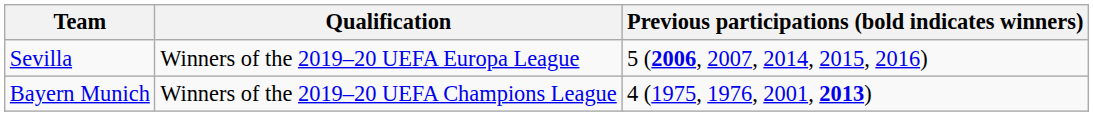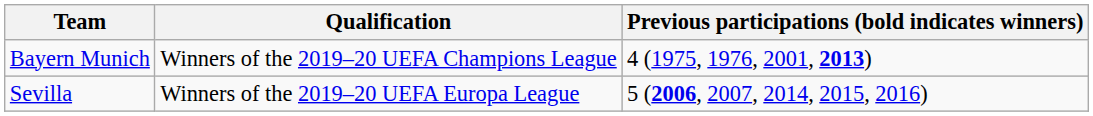rows swapped: (80, 93) <-> (41, 57)
